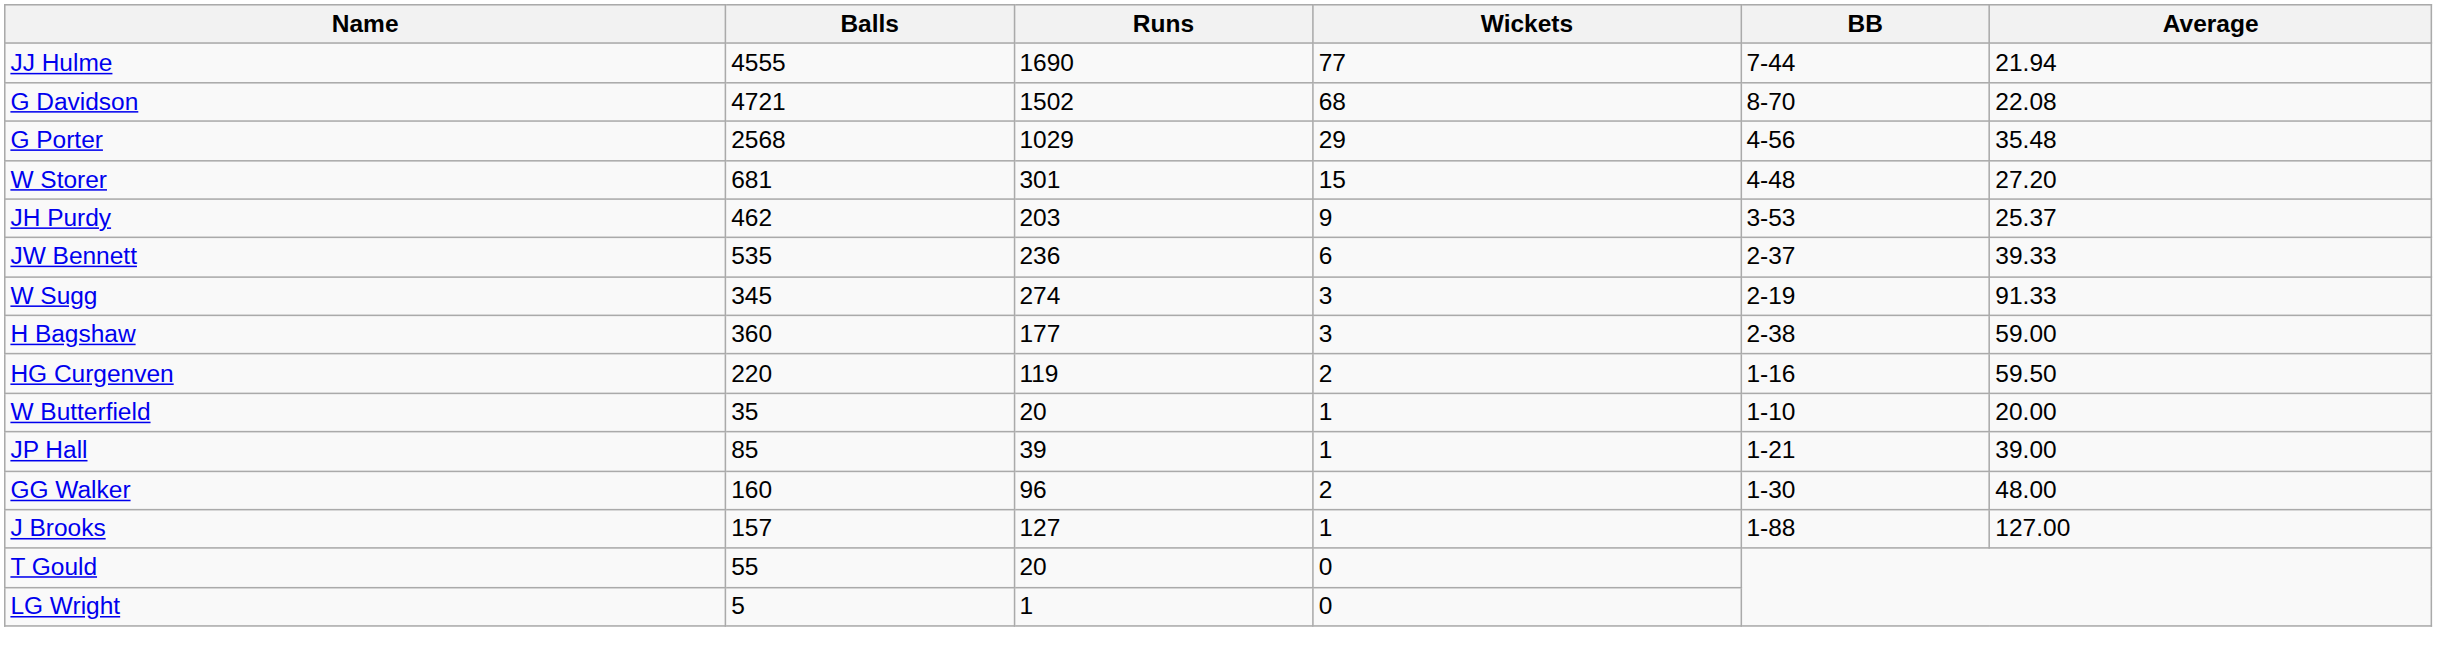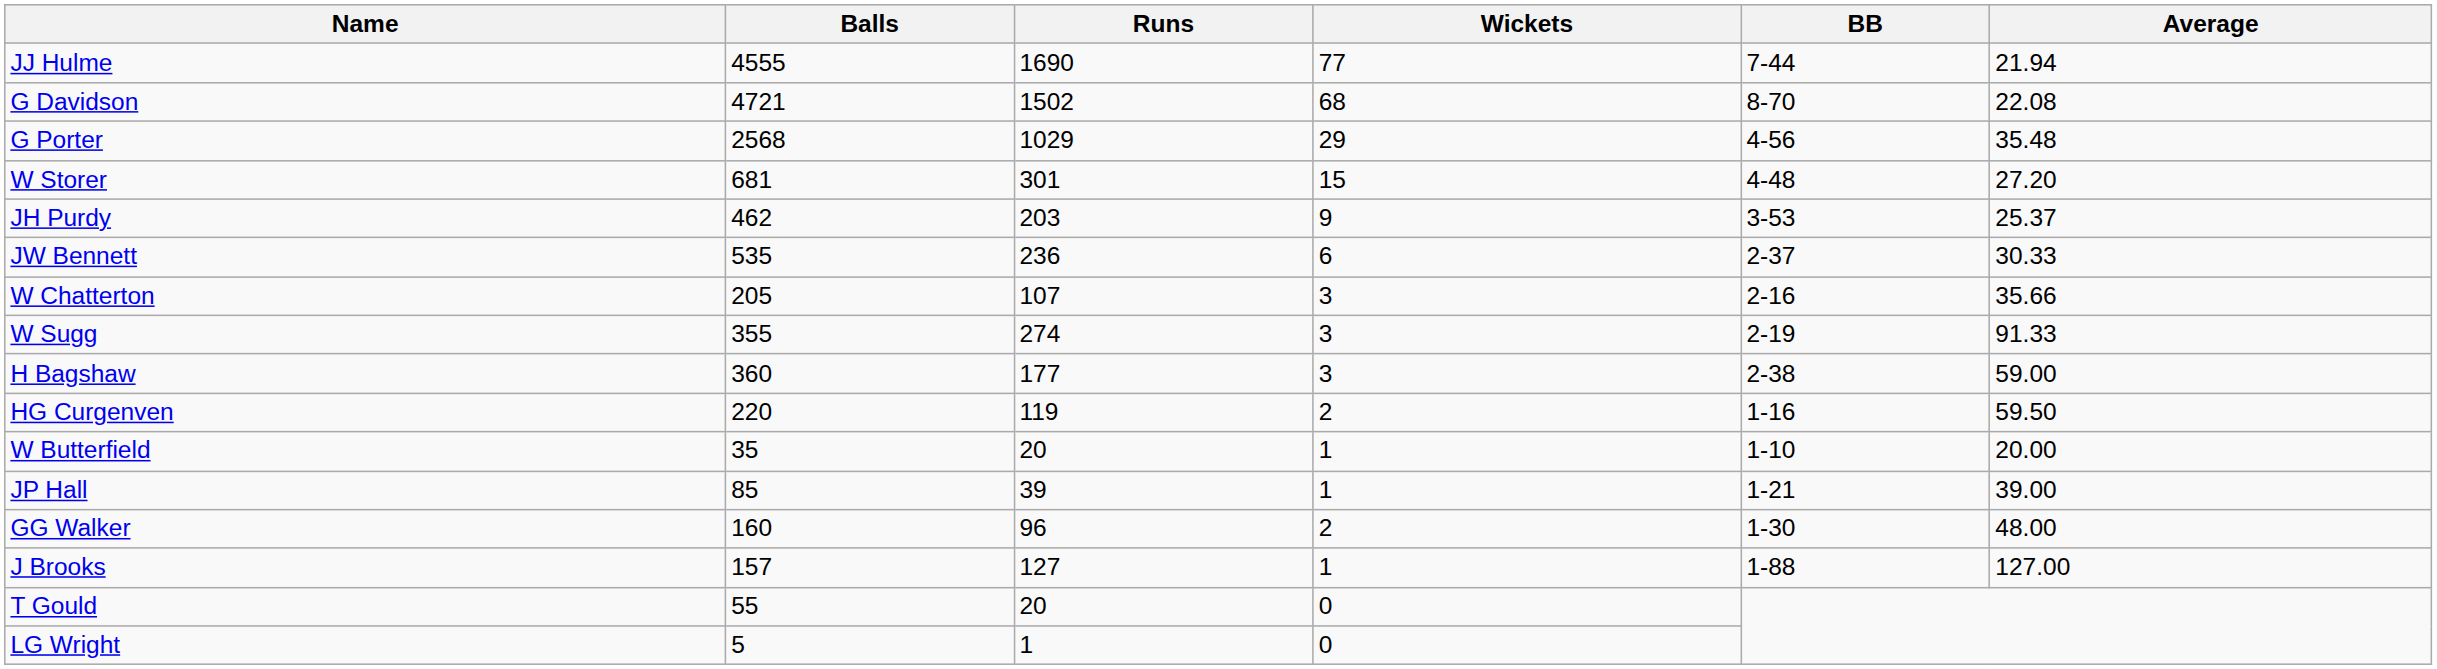(2026, 256) 39.33 -> (2026, 256) 30.33
+ row: (83, 295)
(752, 295) 345 -> (752, 334) 355
